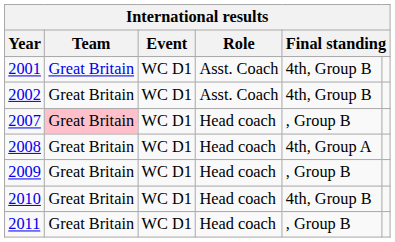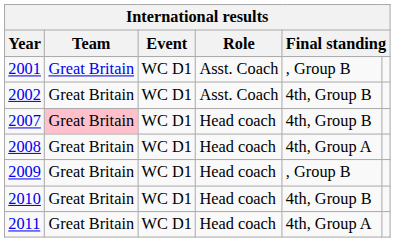(329, 69) 4th, Group B -> (318, 69) , Group B
(318, 120) , Group B -> (329, 120) 4th, Group B
(318, 224) , Group B -> (329, 224) 4th, Group A
